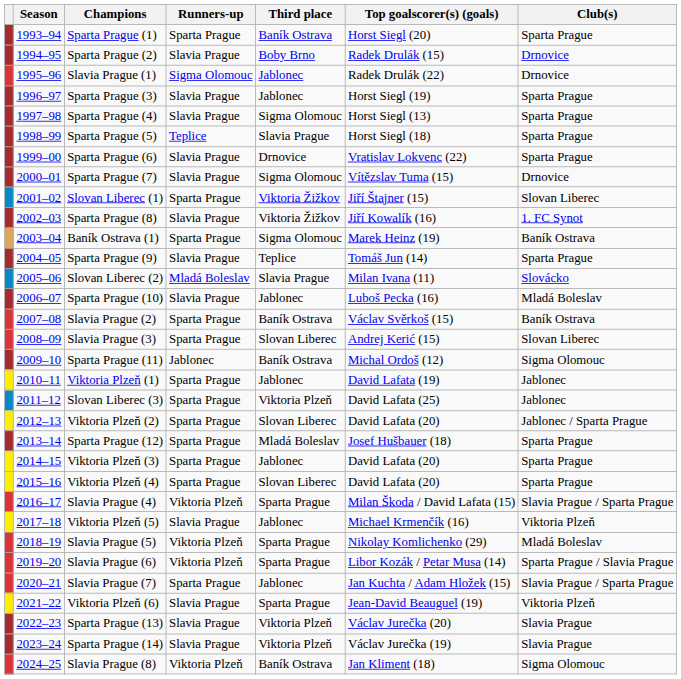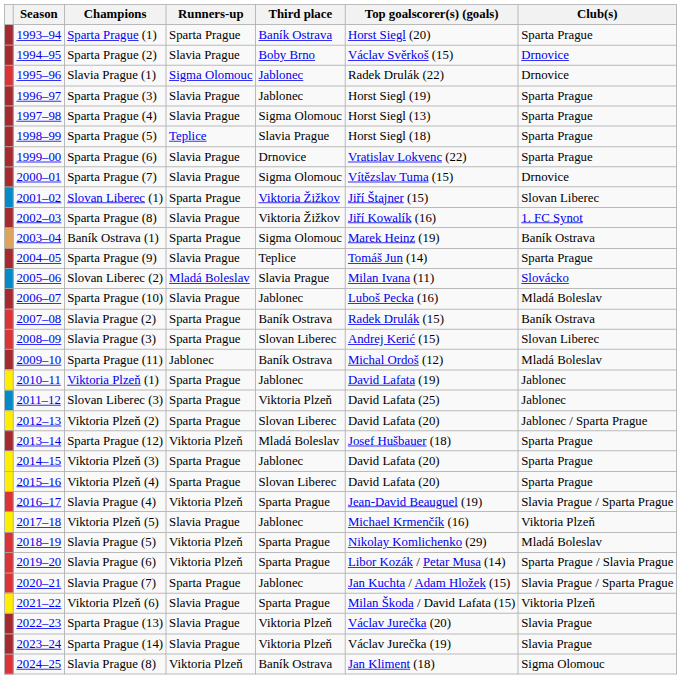(396, 55) Radek Drulák (15) -> (401, 55) Václav Svěrkoš (15)
(401, 319) Václav Svěrkoš (15) -> (396, 319) Radek Drulák (15)
(563, 359) Sigma Olomouc -> (562, 359) Mladá Boleslav
(205, 440) Sparta Prague -> (206, 440) Viktoria Plzeň
(432, 501) Milan Škoda / David Lafata (15) -> (415, 501) Jean-David Beauguel (19)
(415, 603) Jean-David Beauguel (19) -> (432, 603) Milan Škoda / David Lafata (15)
